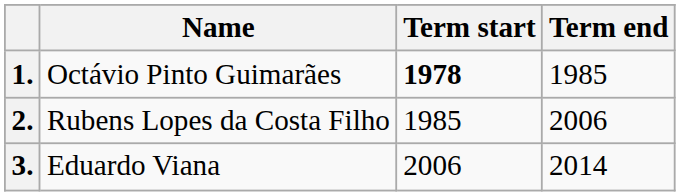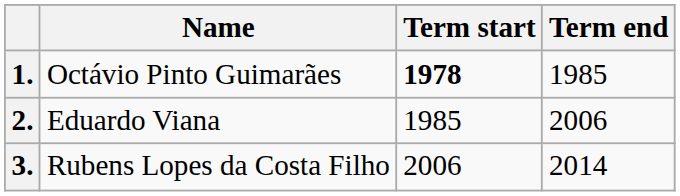(218, 119) Rubens Lopes da Costa Filho -> (133, 119) Eduardo Viana
(133, 166) Eduardo Viana -> (218, 166) Rubens Lopes da Costa Filho
